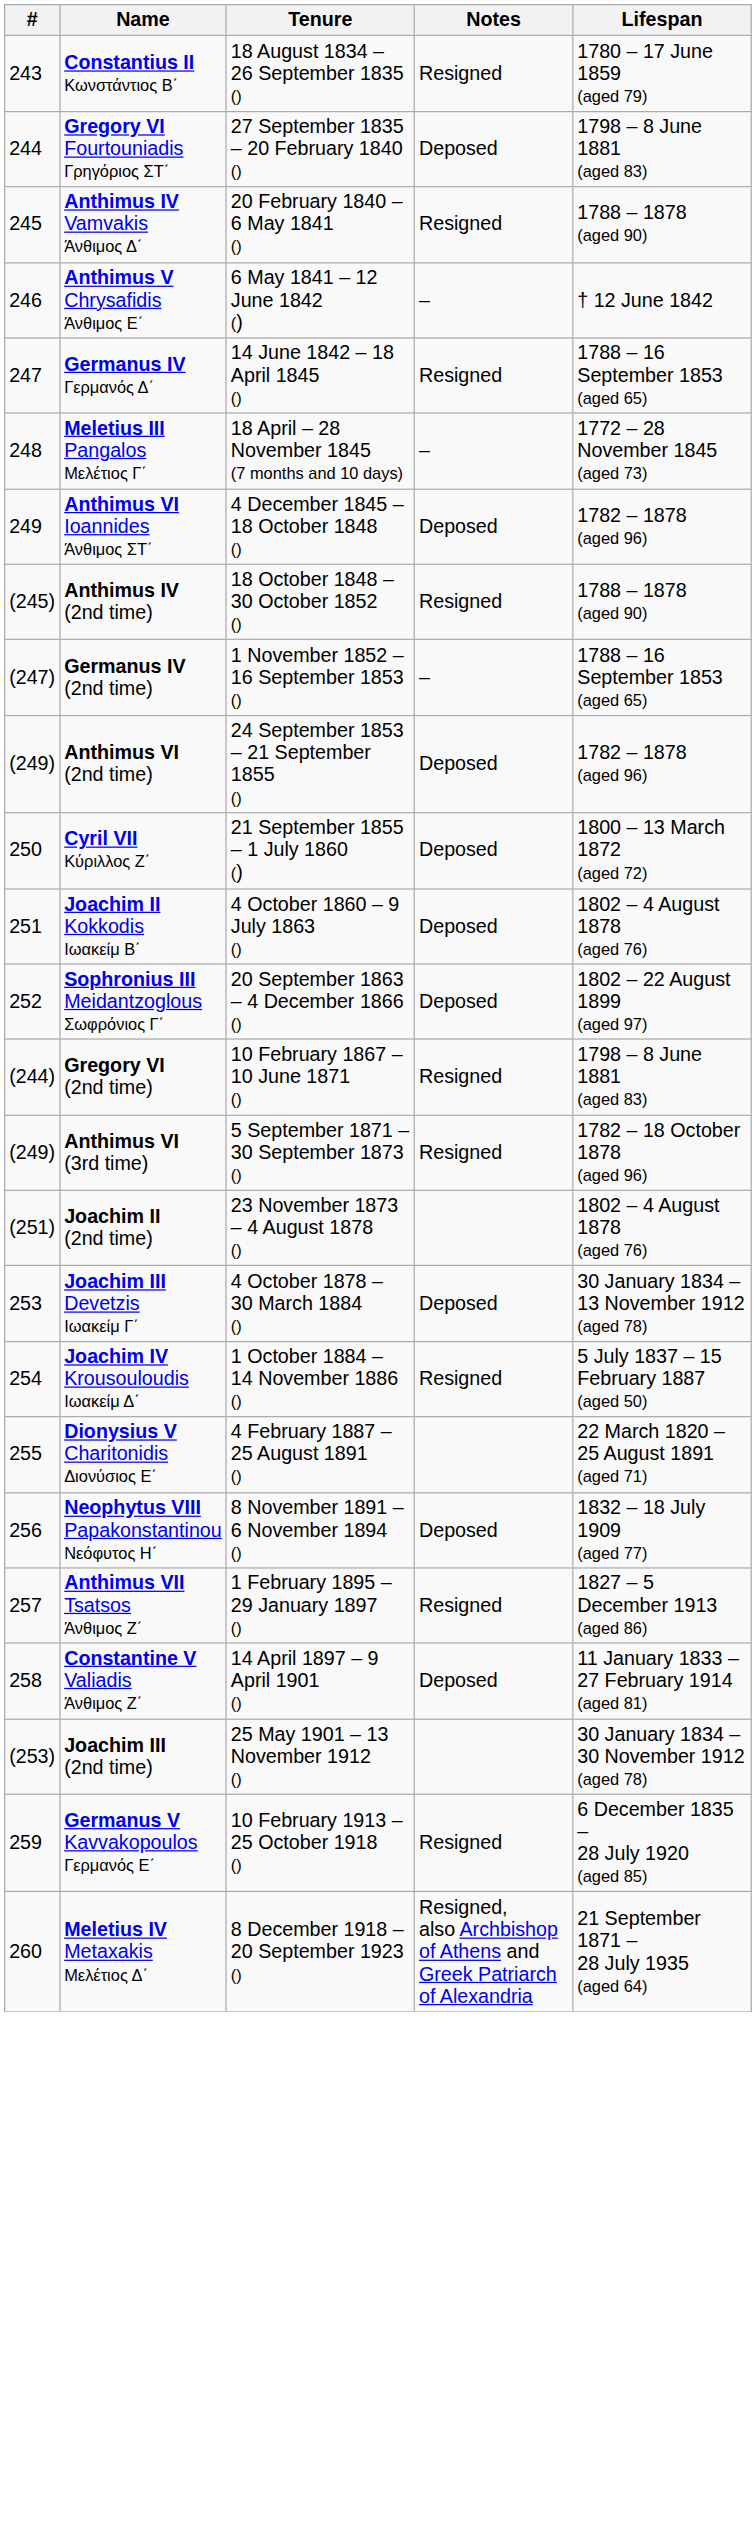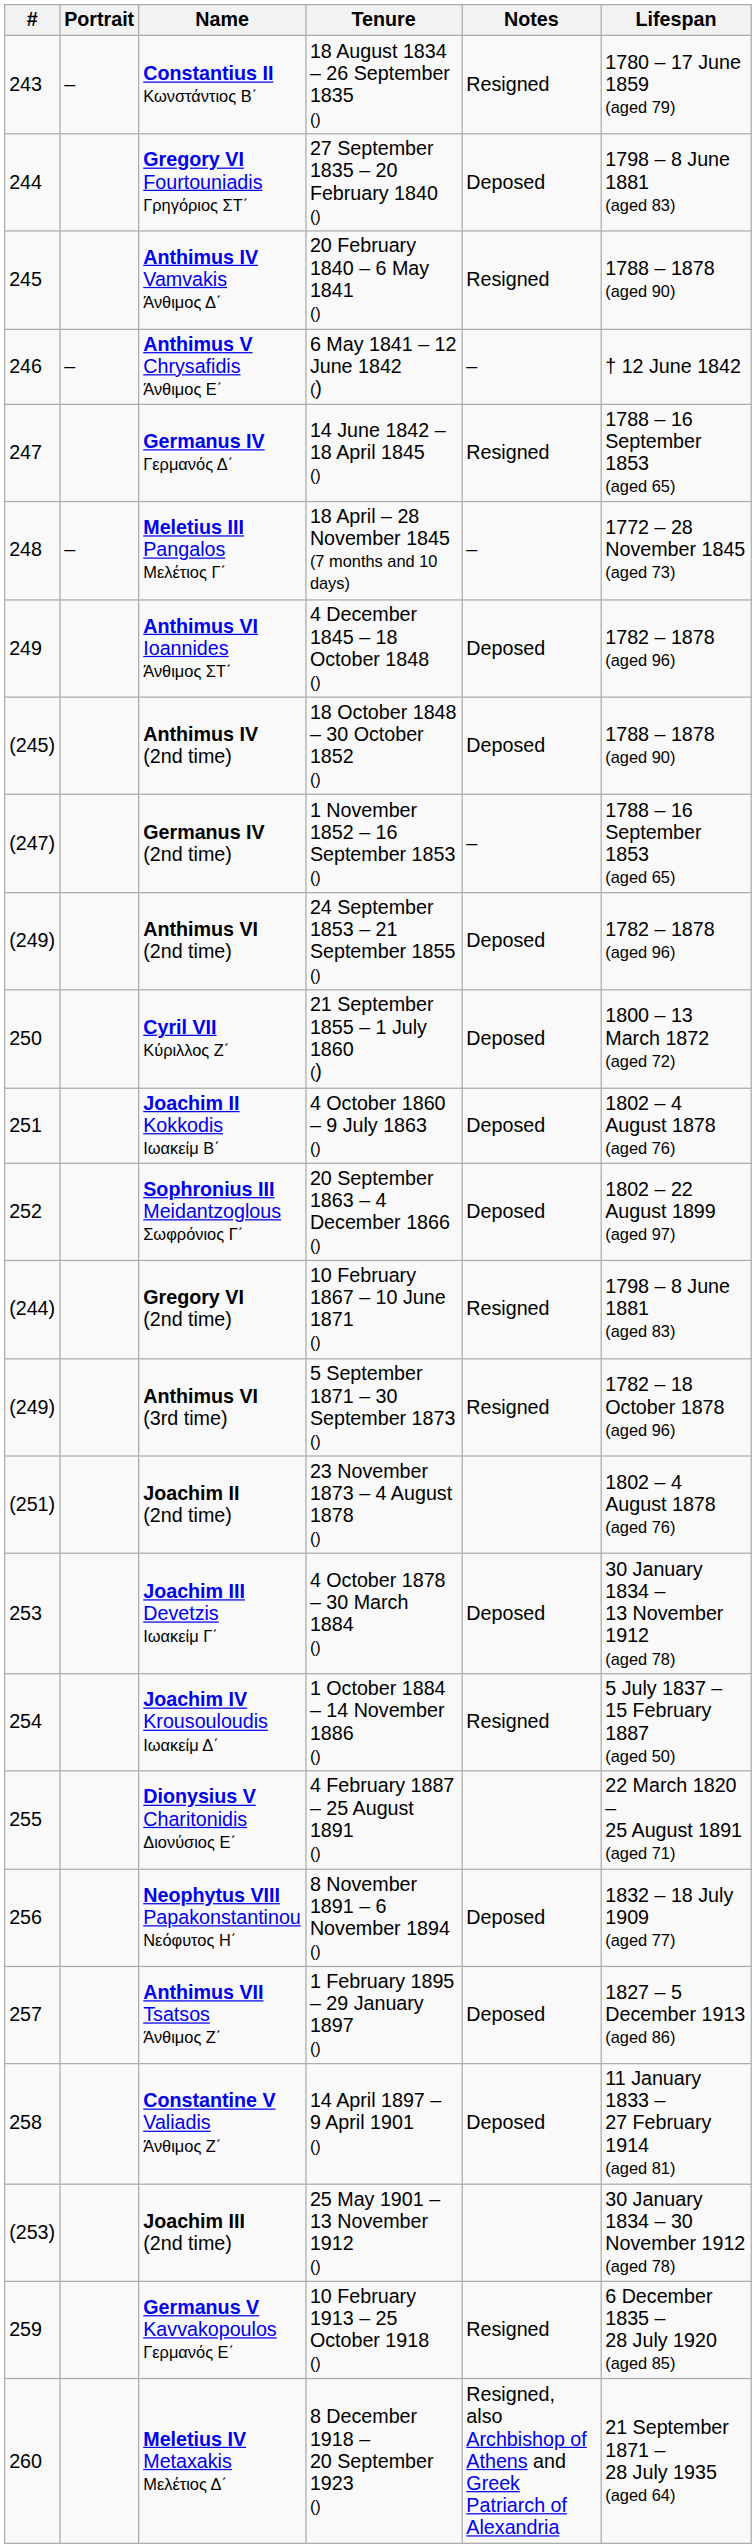+ column: (99, 20)
(461, 601) Resigned -> (506, 745) Deposed
(461, 1605) Resigned -> (506, 2015) Deposed
